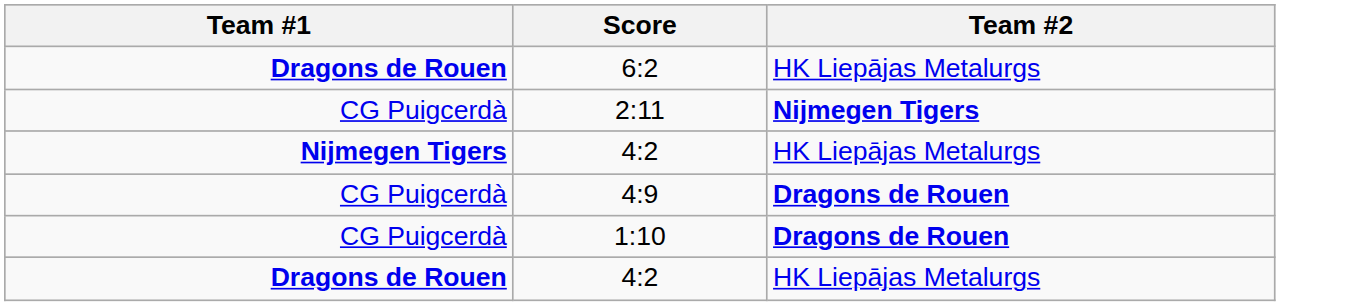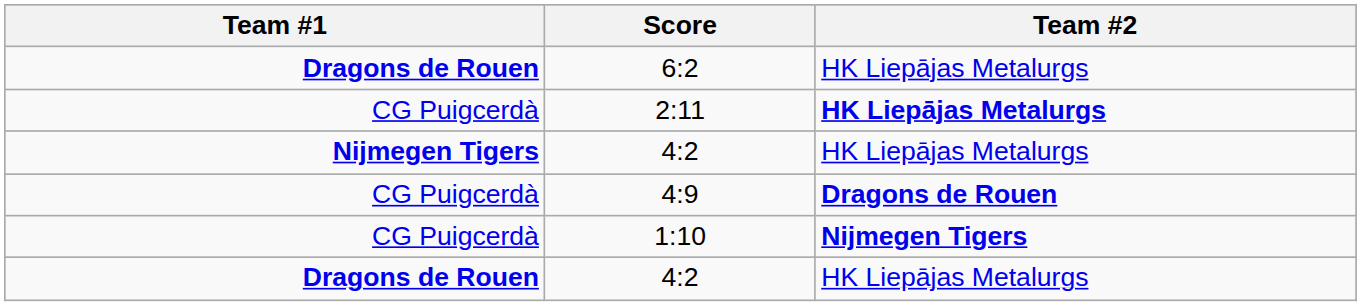(876, 109) Nijmegen Tigers -> (964, 109) HK Liepājas Metalurgs
(891, 236) Dragons de Rouen -> (924, 236) Nijmegen Tigers
